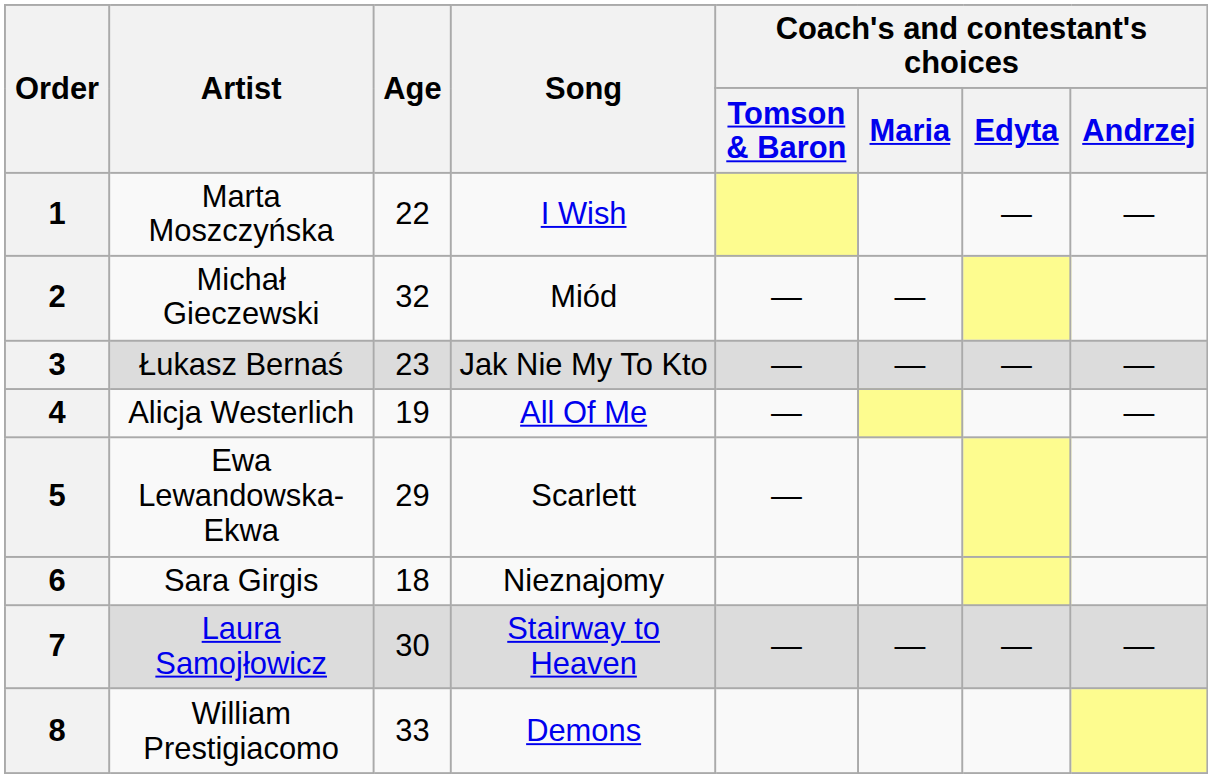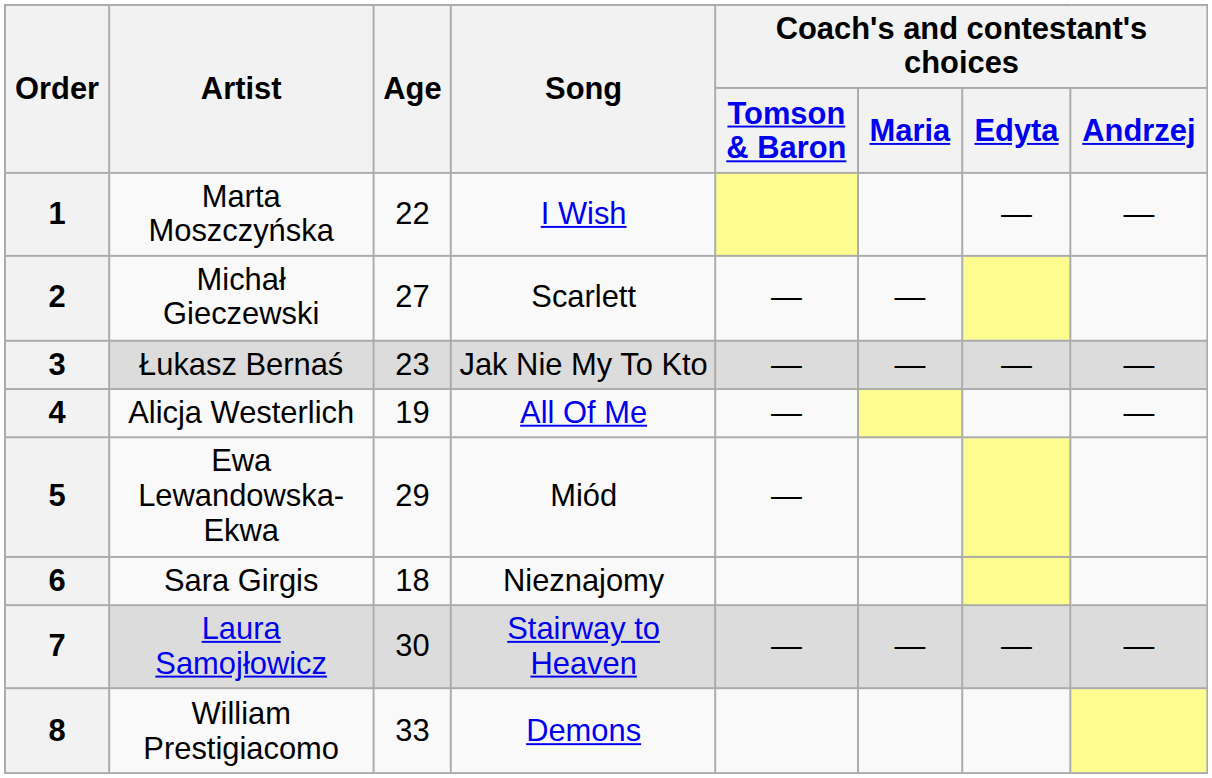(412, 297) 32 -> (412, 297) 27
(584, 297) Miód -> (584, 297) Scarlett
(584, 496) Scarlett -> (584, 496) Miód
